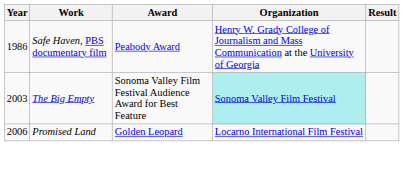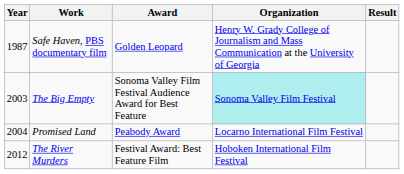(17, 46) 1986 -> (17, 46) 1987
(147, 46) Peabody Award -> (149, 46) Golden Leopard
(17, 132) 2006 -> (17, 132) 2004
(149, 132) Golden Leopard -> (147, 132) Peabody Award
+ row: (53, 154)
